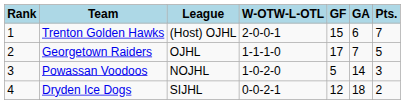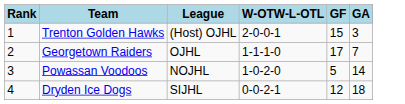- column: (386, 14)
(355, 33) 6 -> (355, 33) 3
